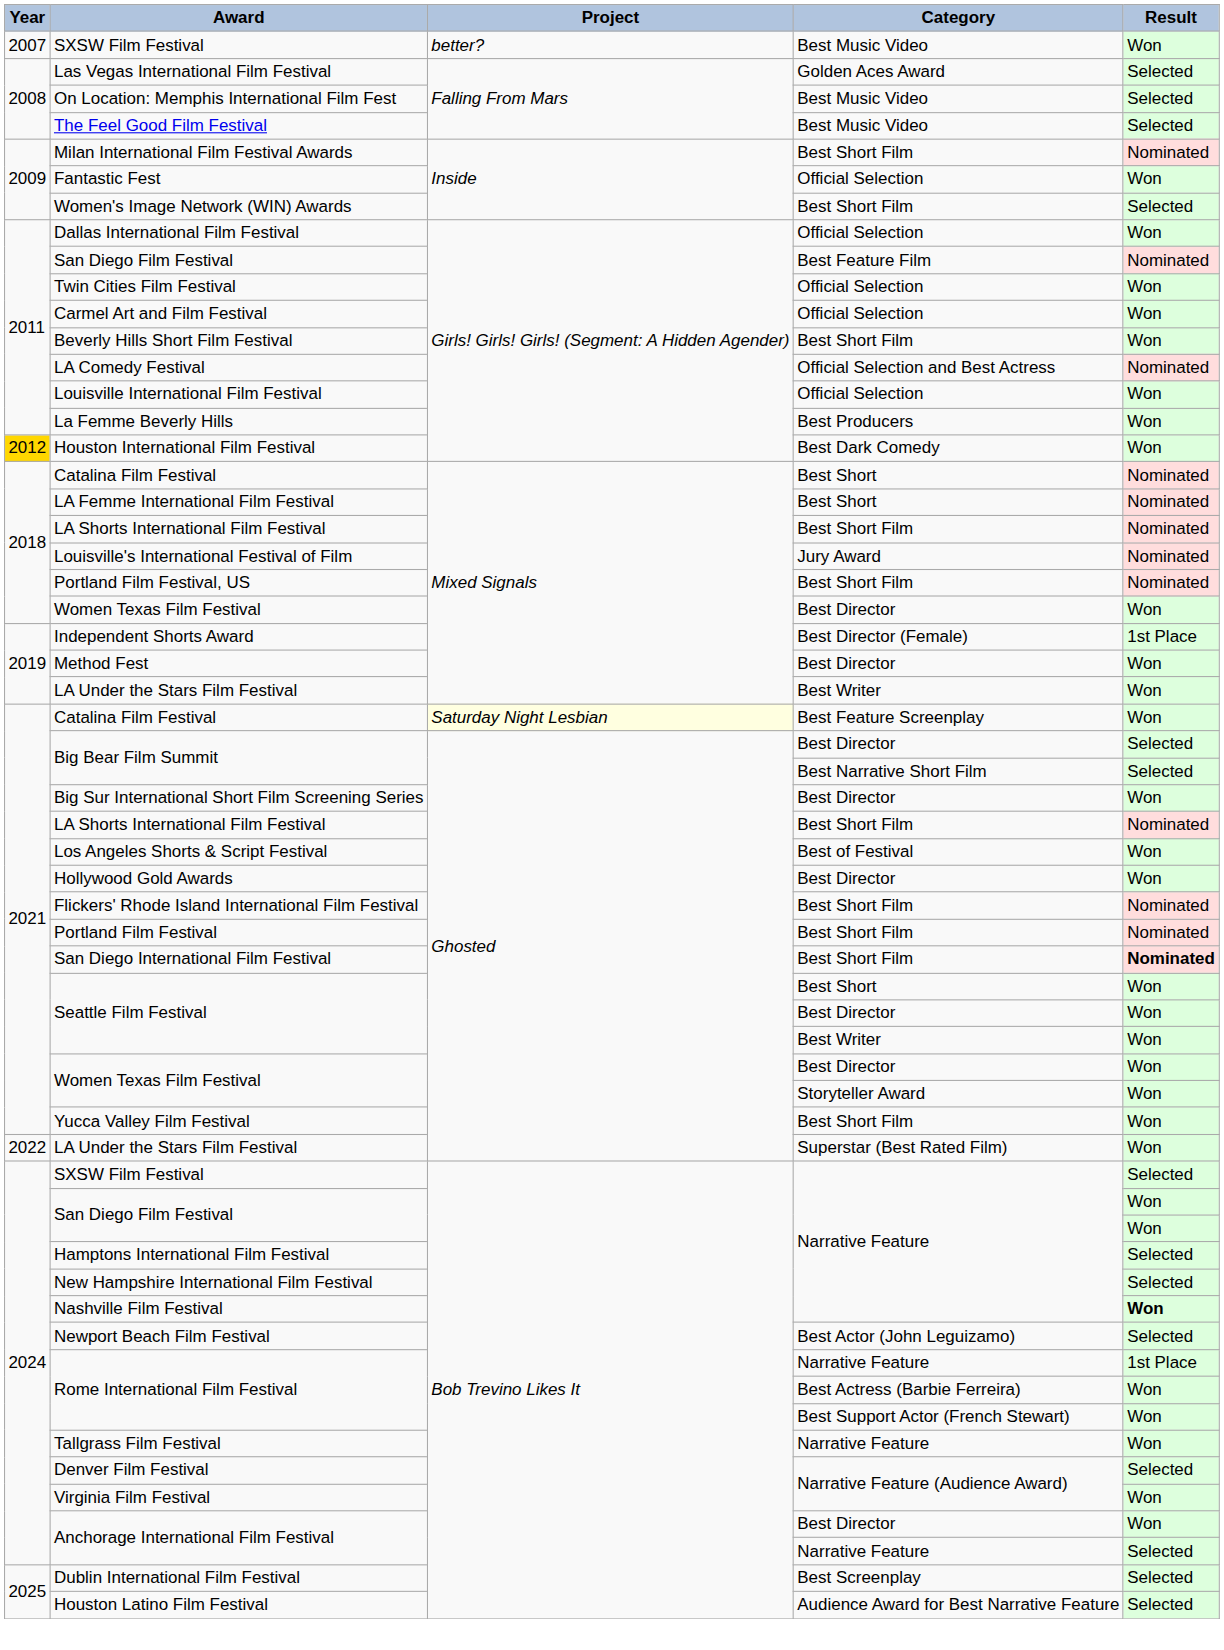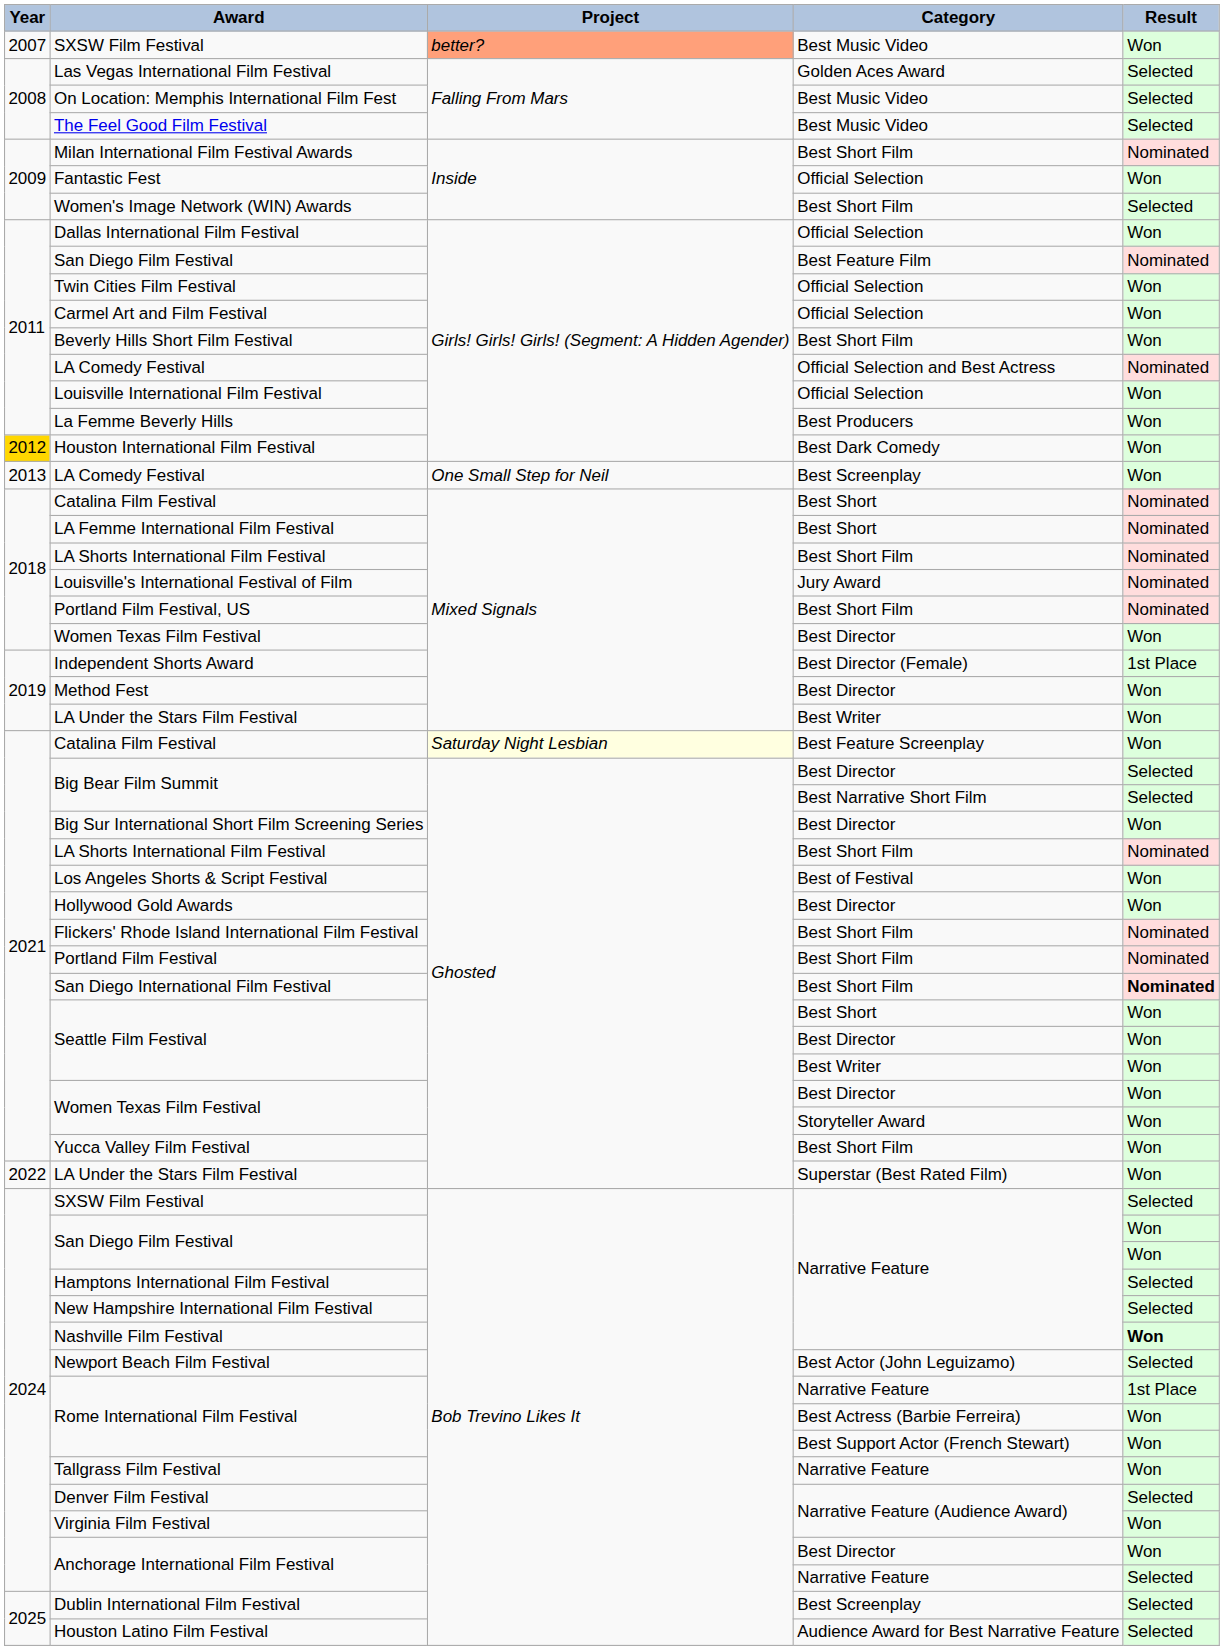(458, 44) no background -> (458, 44) lightsalmon background
+ row: (129, 475)
